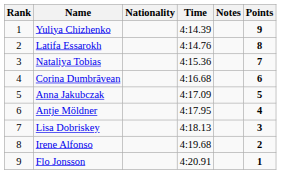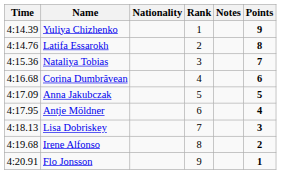columns swapped: (19, 12) <-> (195, 12)
